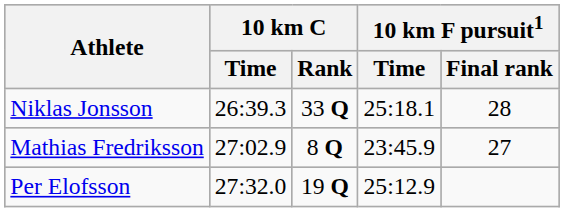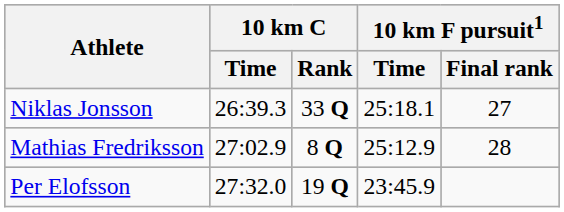(500, 108) 28 -> (500, 108) 27
(399, 147) 23:45.9 -> (399, 147) 25:12.9
(500, 147) 27 -> (500, 147) 28
(399, 186) 25:12.9 -> (399, 186) 23:45.9
